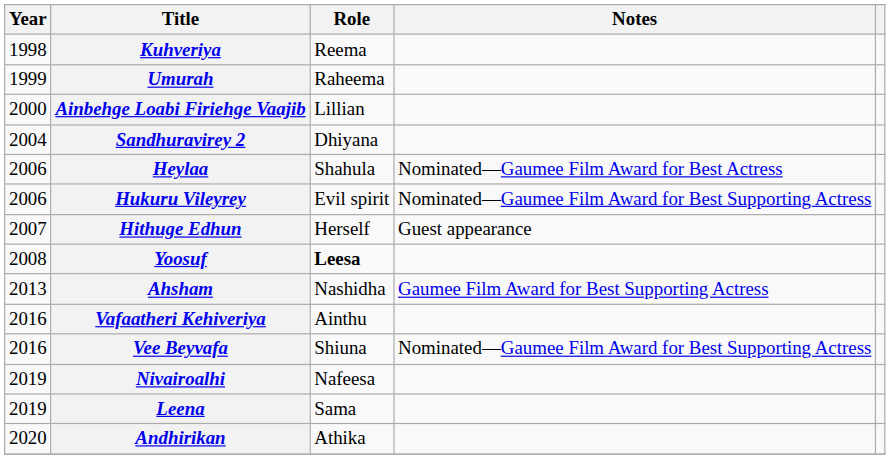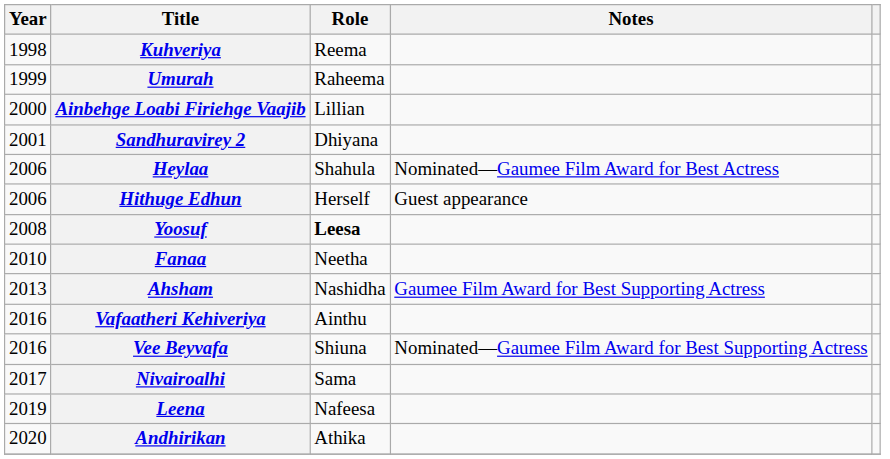(28, 139) 2004 -> (28, 139) 2001
- row: (180, 199)
(28, 229) 2007 -> (28, 199) 2006
+ row: (180, 259)
(28, 378) 2019 -> (28, 378) 2017
(345, 378) Nafeesa -> (335, 378) Sama
(335, 408) Sama -> (345, 408) Nafeesa
